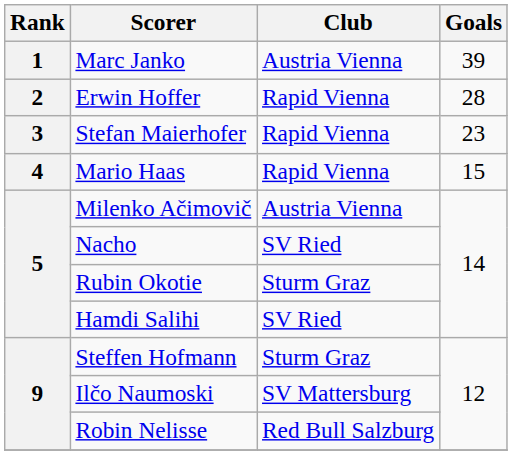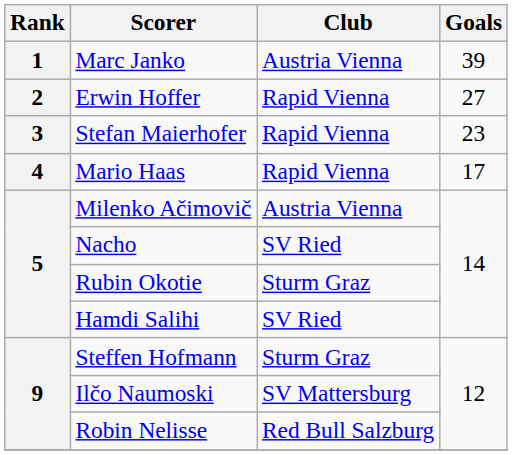(474, 97) 28 -> (474, 97) 27
(474, 171) 15 -> (474, 171) 17
